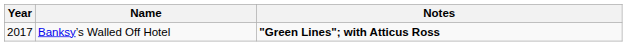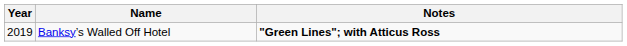(20, 31) 2017 -> (20, 31) 2019
